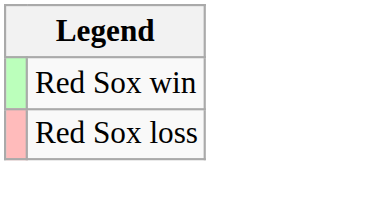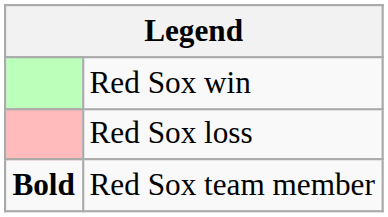+ row: (232, 185)
